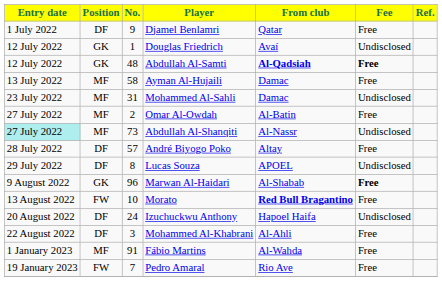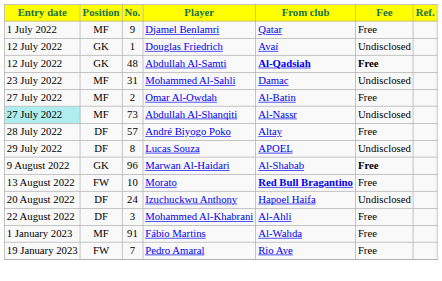(101, 30) DF -> (101, 30) MF
- row: (184, 81)
